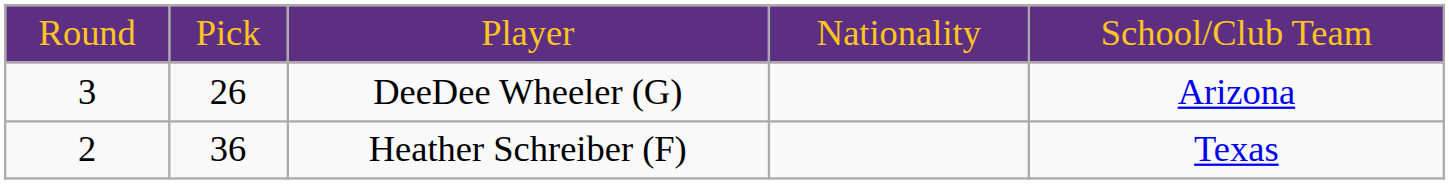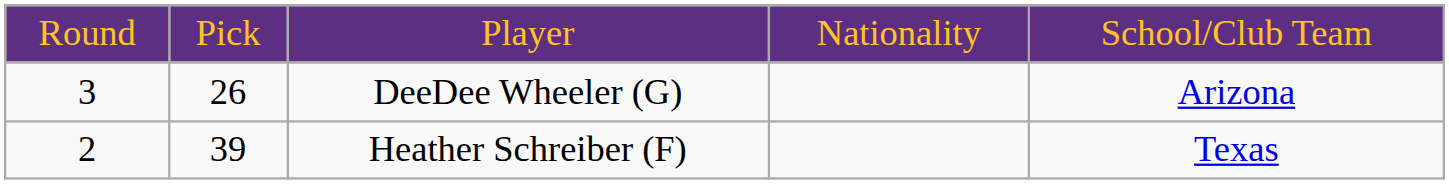(228, 149) 36 -> (228, 149) 39
